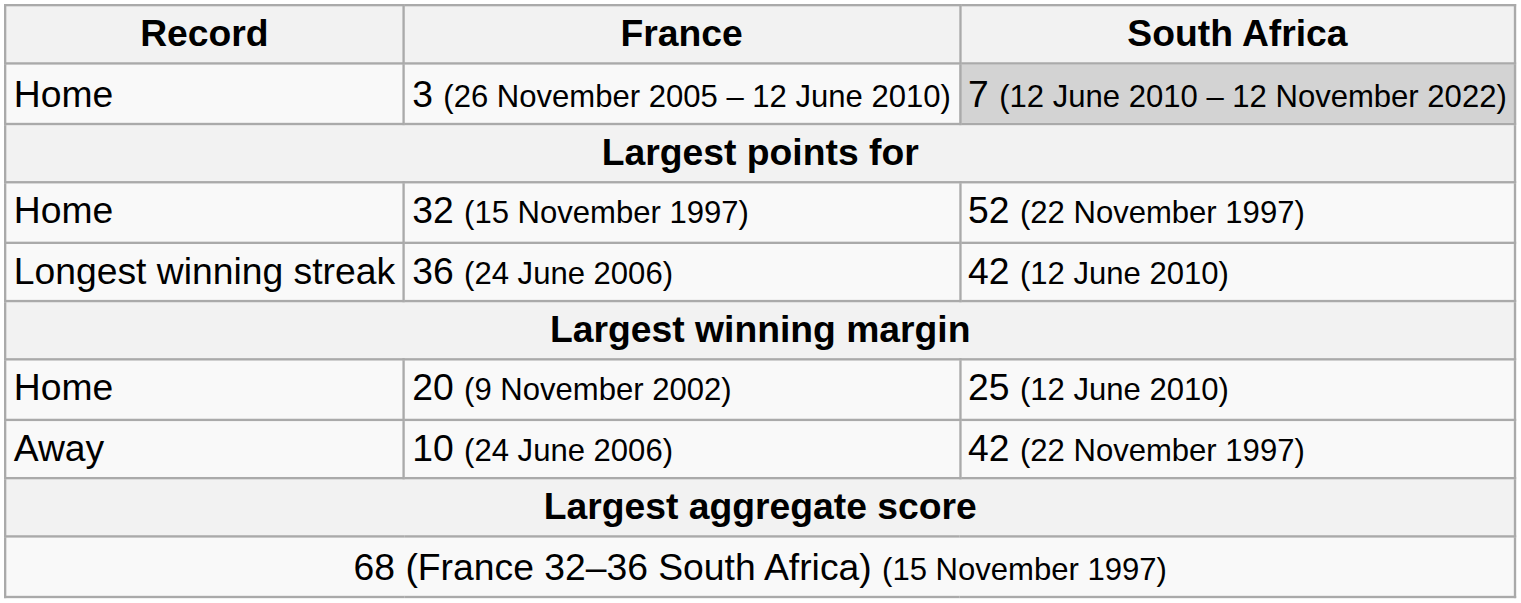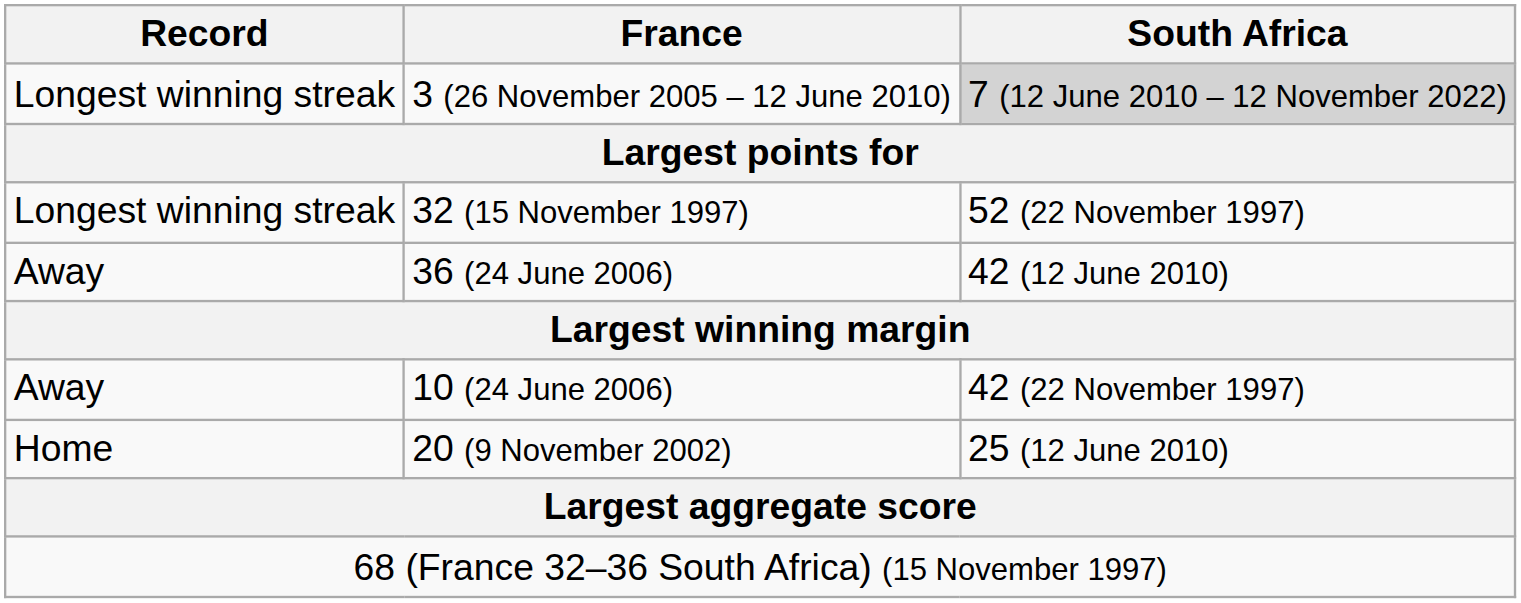(63, 93) Home -> (204, 93) Longest winning streak
(63, 211) Home -> (204, 211) Longest winning streak
(204, 270) Longest winning streak -> (59, 270) Away
rows swapped: (572, 388) <-> (543, 447)
